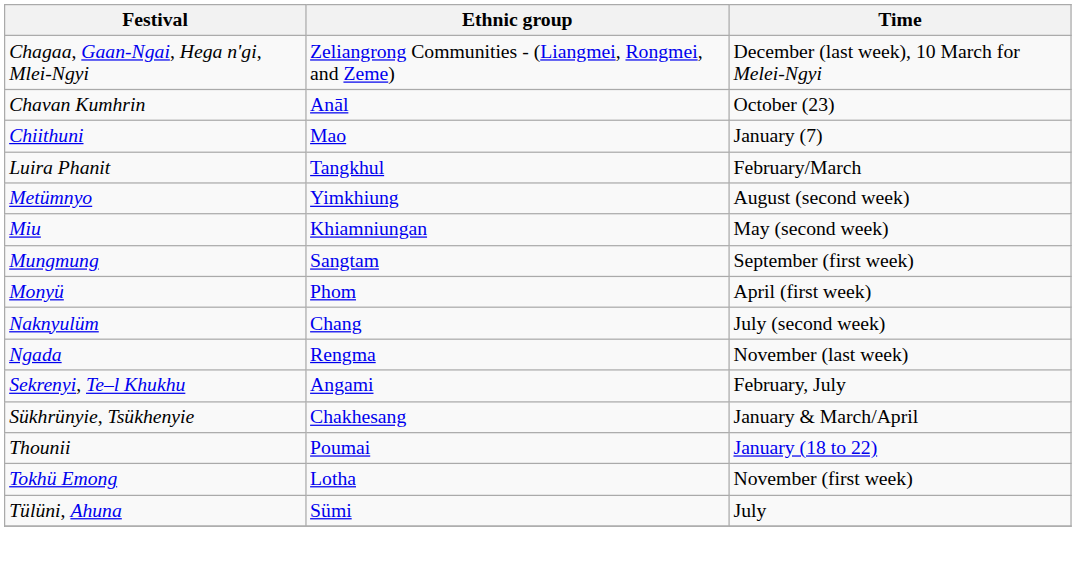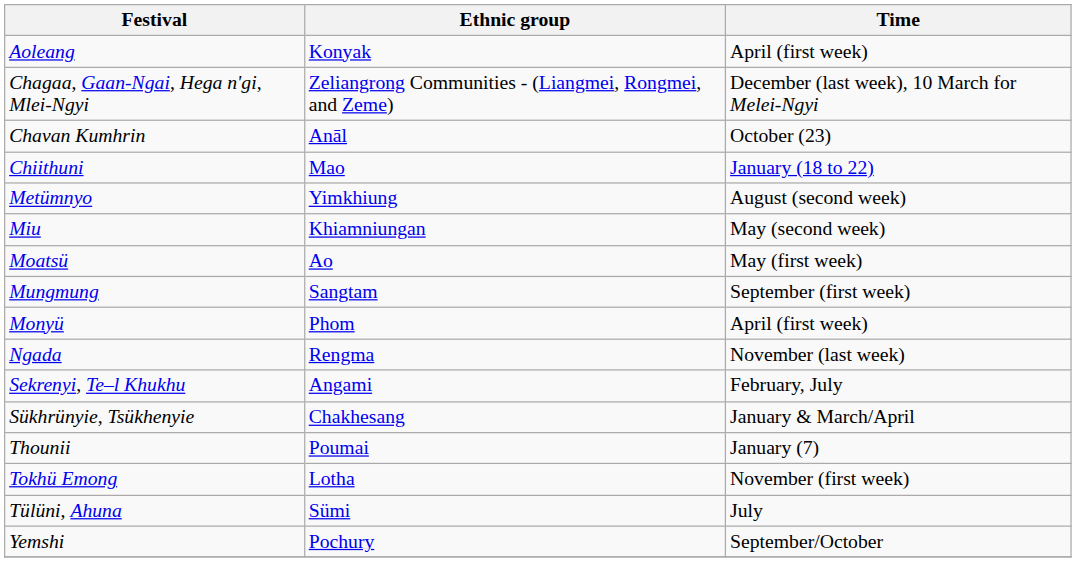+ row: (42, 51)
(778, 135) January (7) -> (802, 167) January (18 to 22)
- row: (60, 167)
+ row: (39, 260)
- row: (54, 323)
(805, 447) January (18 to 22) -> (775, 447) January (7)
+ row: (37, 541)
